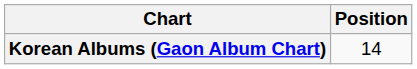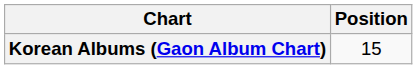(371, 48) 14 -> (371, 48) 15
